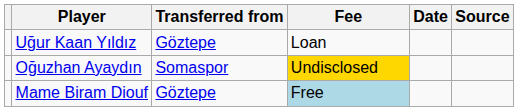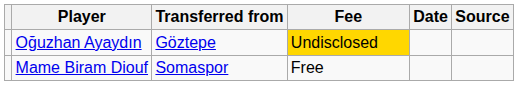- row: (76, 42)
(192, 67) Somaspor -> (186, 42) Göztepe
(186, 93) Göztepe -> (192, 67) Somaspor
(307, 93) lightblue background -> (307, 67) no background
